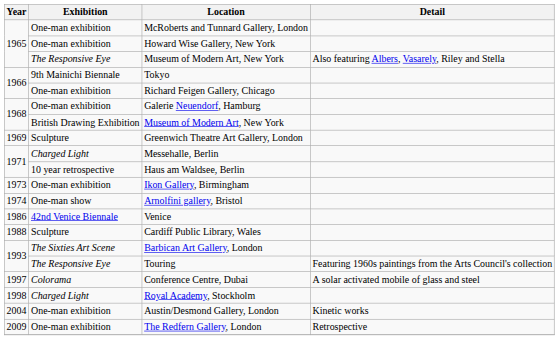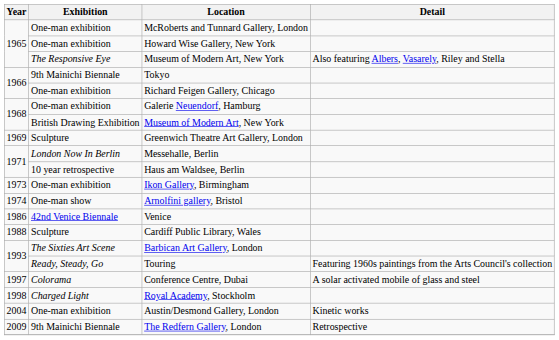(60, 153) Charged Light -> (76, 153) London Now In Berlin
(71, 264) The Responsive Eye -> (67, 264) Ready, Steady, Go
(71, 327) One-man exhibition -> (75, 327) 9th Mainichi Biennale
